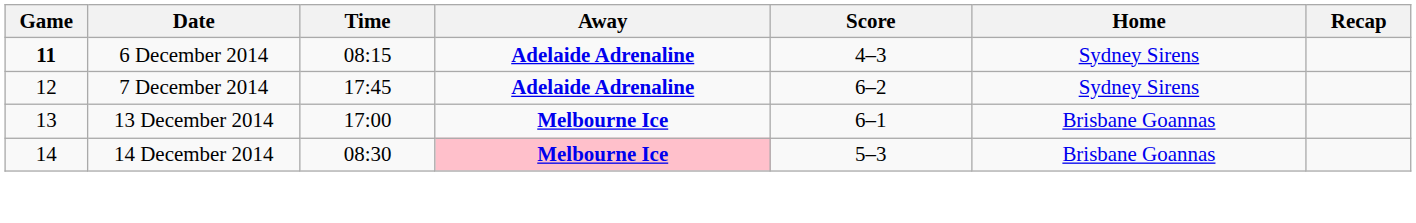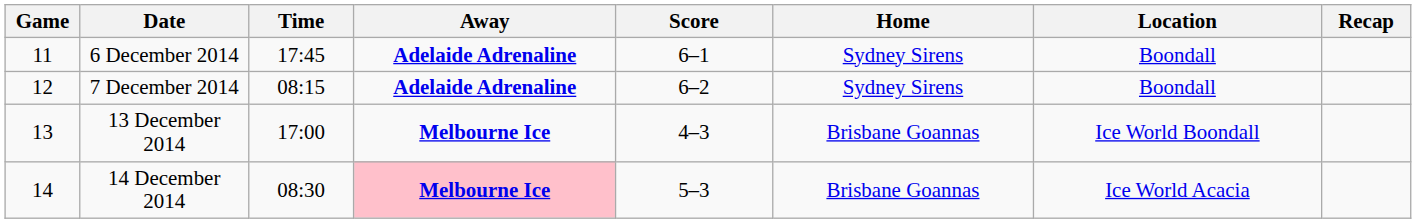+ column: (1177, 21)
(46, 54) bold -> (42, 54) normal
(368, 54) 08:15 -> (301, 54) 17:45
(871, 54) 4–3 -> (694, 54) 6–1
(368, 87) 17:45 -> (301, 87) 08:15
(871, 120) 6–1 -> (694, 132) 4–3
